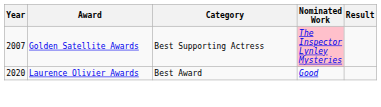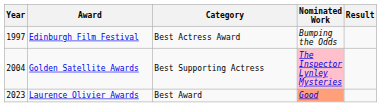+ row: (84, 37)
(16, 47) 2007 -> (16, 69) 2004
(16, 73) 2020 -> (16, 95) 2023
(309, 73) no background -> (309, 95) lightsalmon background
